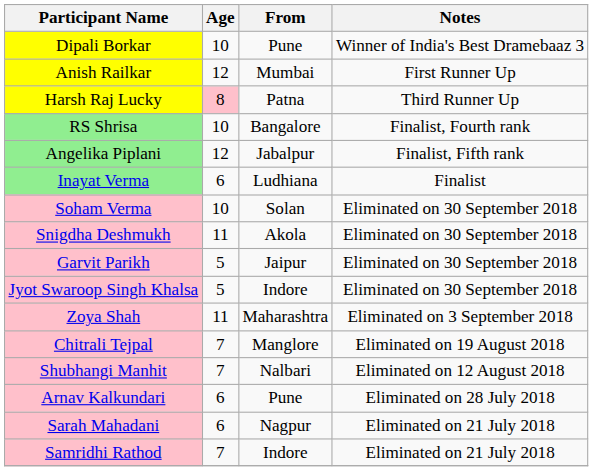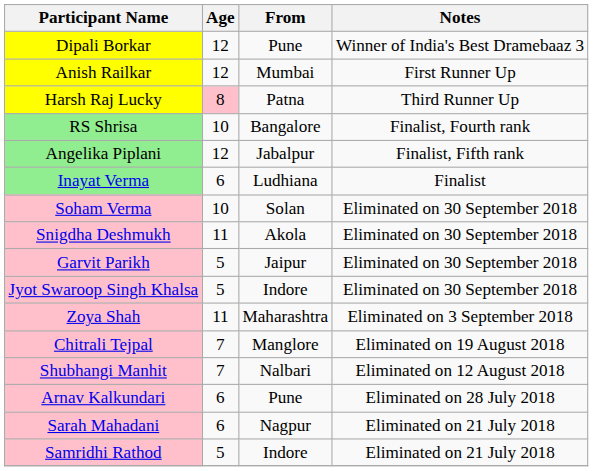(220, 45) 10 -> (220, 45) 12
(220, 452) 7 -> (220, 452) 5
